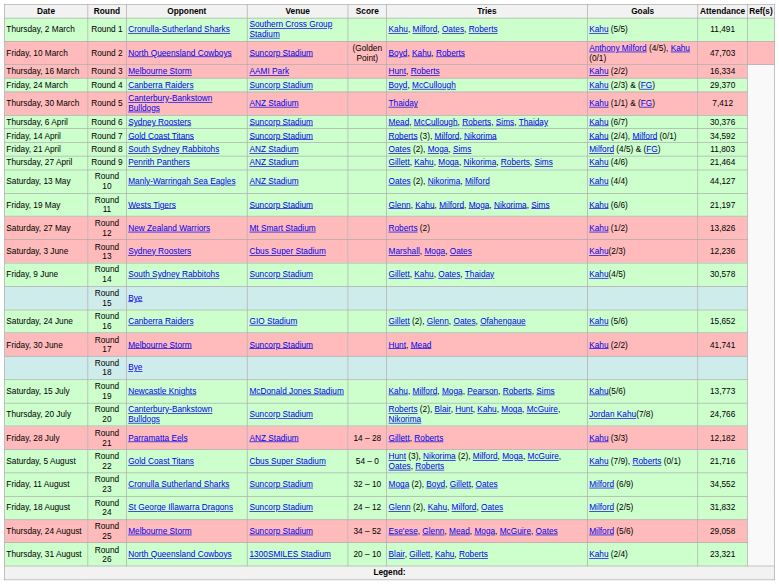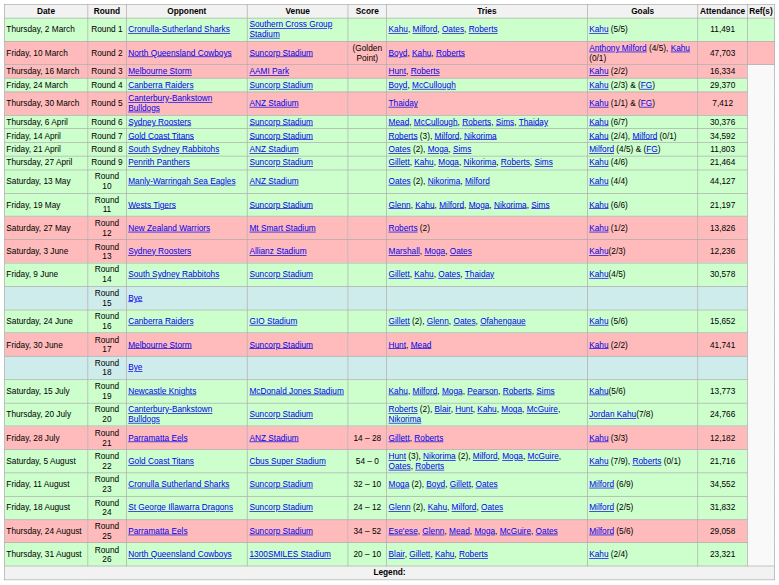(274, 163) ANZ Stadium -> (281, 163) Suncorp Stadium
(288, 251) Cbus Super Stadium -> (278, 251) Allianz Stadium
(160, 531) Melbourne Storm -> (158, 531) Parramatta Eels
